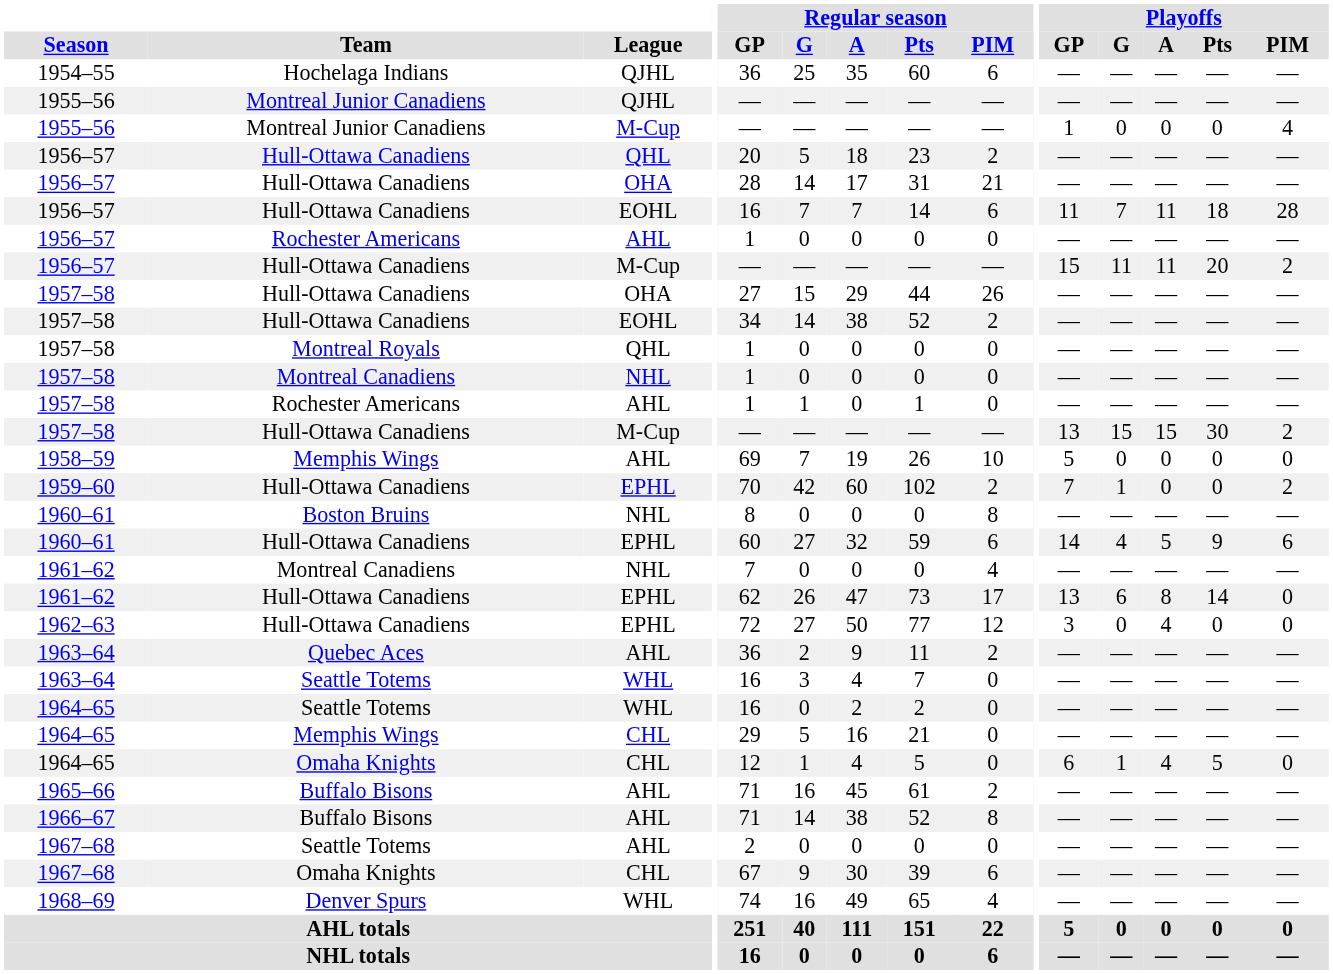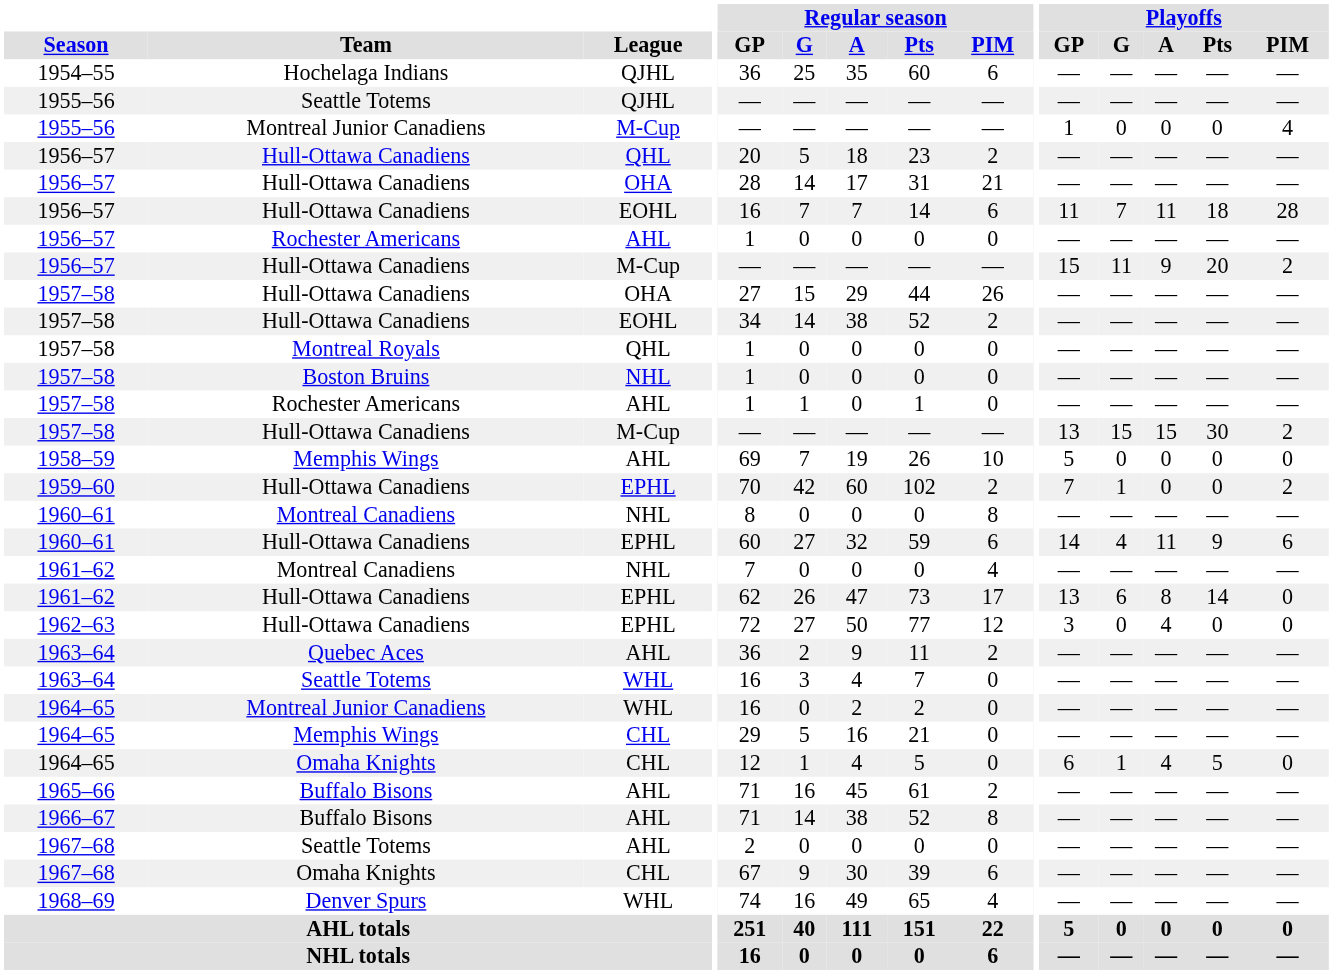(366, 100) Montreal Junior Canadiens -> (366, 100) Seattle Totems
(1166, 266) 11 -> (1166, 266) 9
(366, 376) Montreal Canadiens -> (366, 376) Boston Bruins
(366, 514) Boston Bruins -> (366, 514) Montreal Canadiens
(1166, 542) 5 -> (1166, 542) 11
(366, 707) Seattle Totems -> (366, 707) Montreal Junior Canadiens
